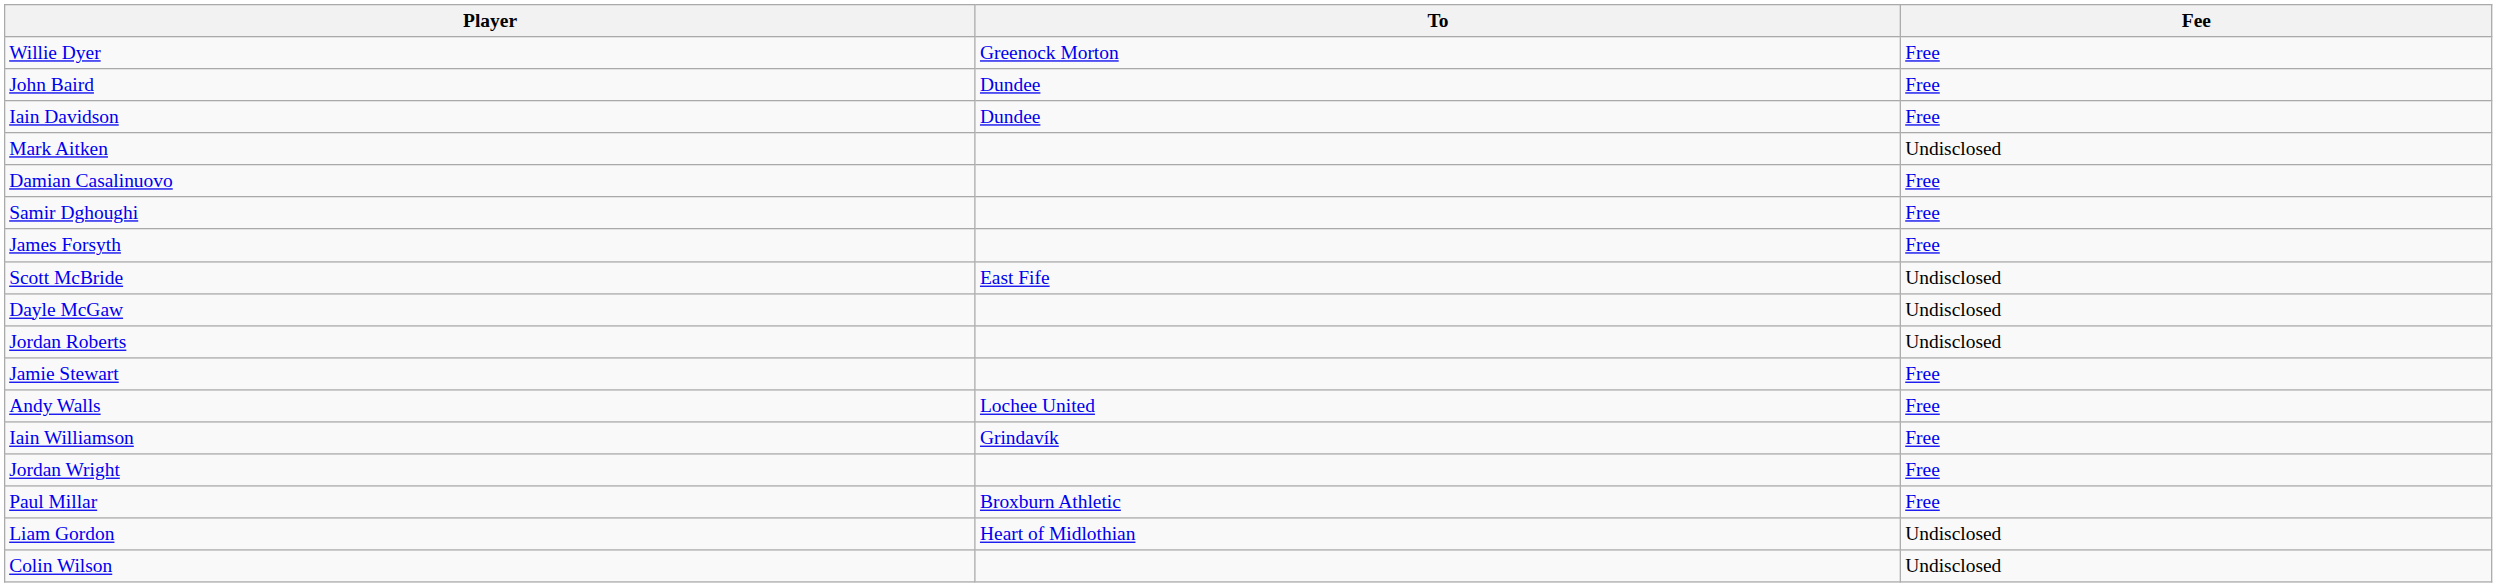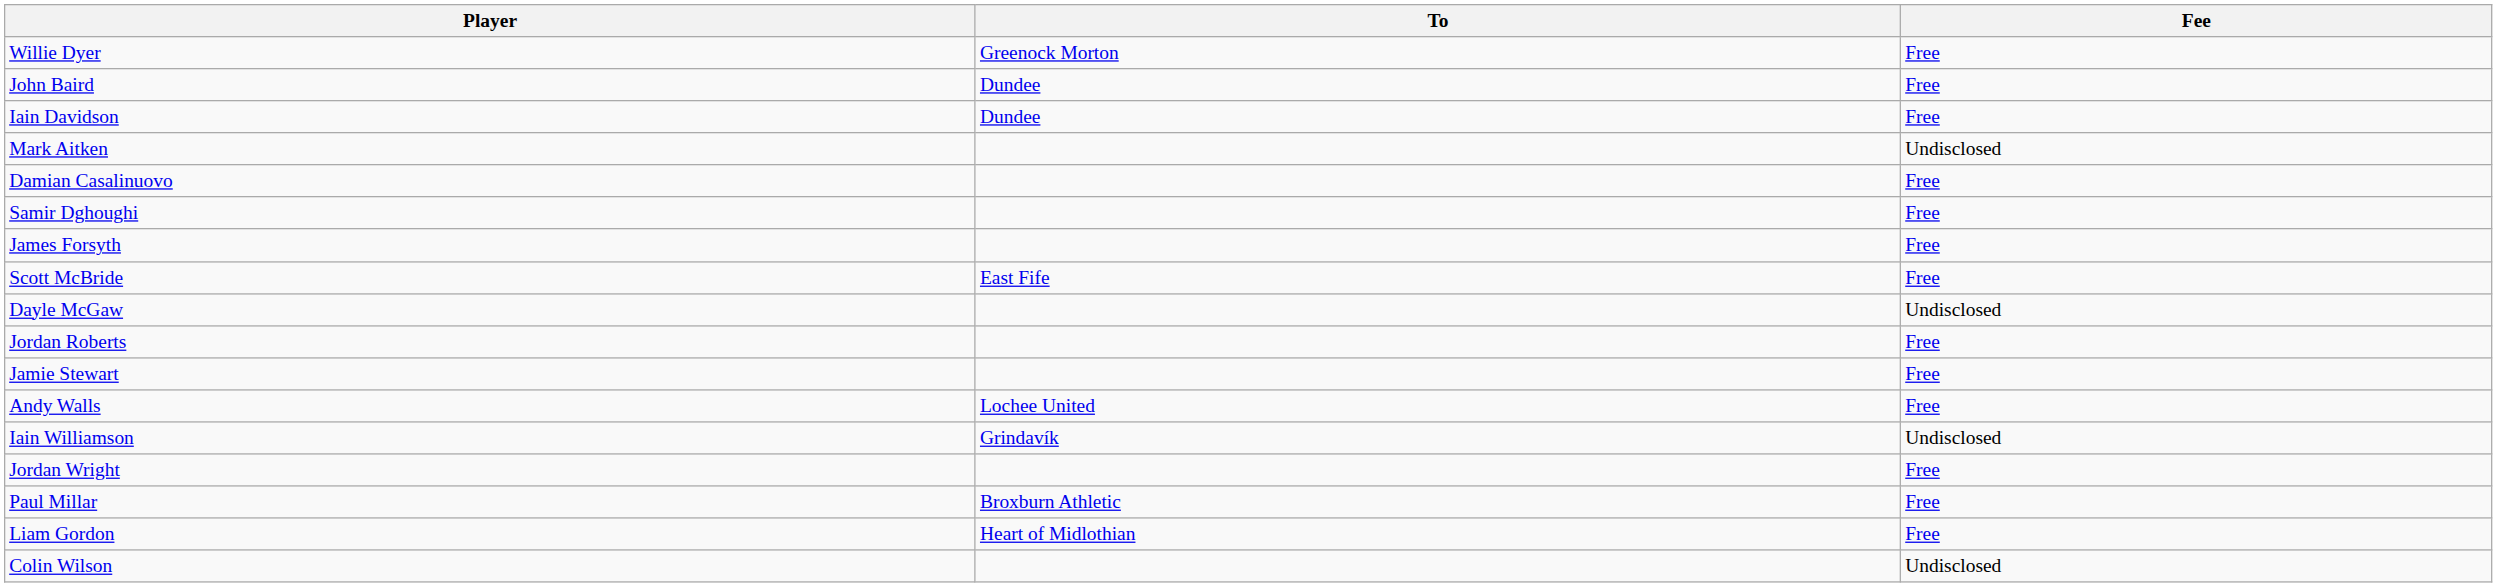(1953, 277) Undisclosed -> (1922, 277) Free
(1953, 341) Undisclosed -> (1922, 341) Free
(1922, 437) Free -> (1953, 437) Undisclosed
(1953, 534) Undisclosed -> (1922, 534) Free
